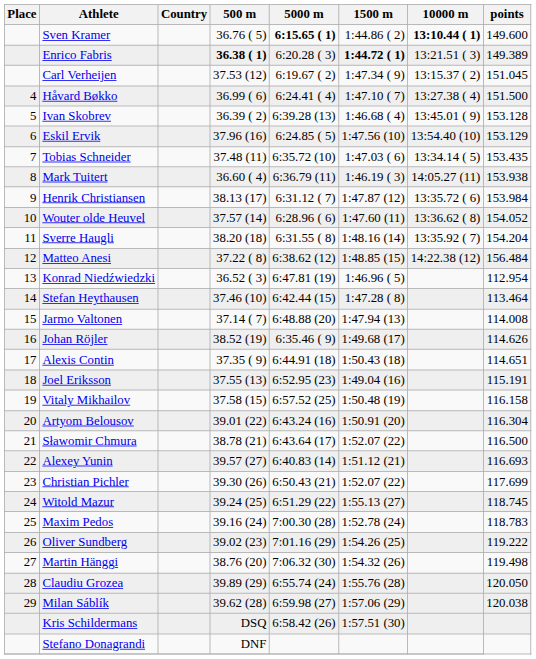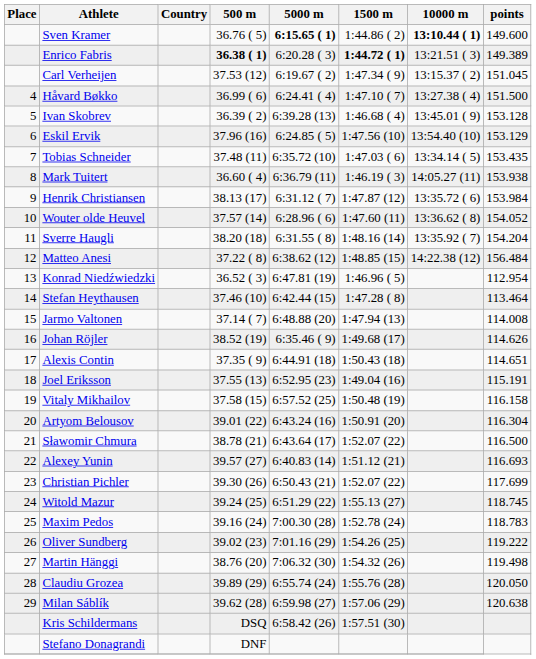(507, 603) 120.038 -> (507, 603) 120.638
